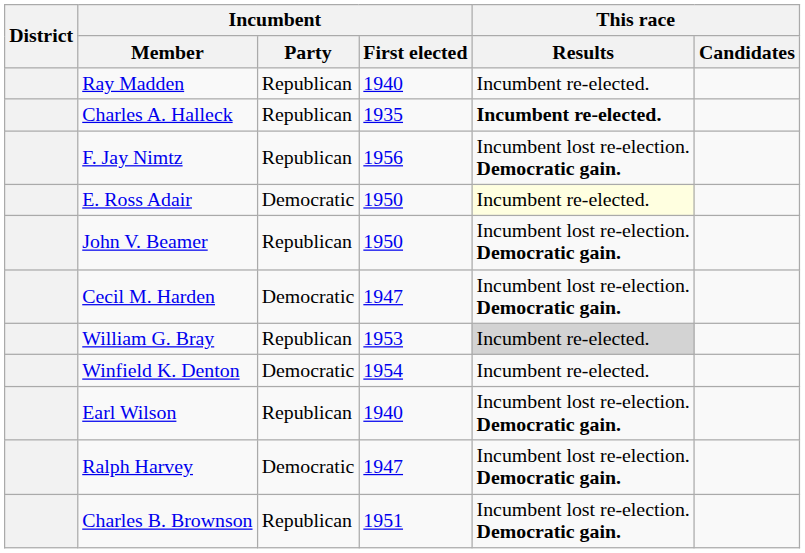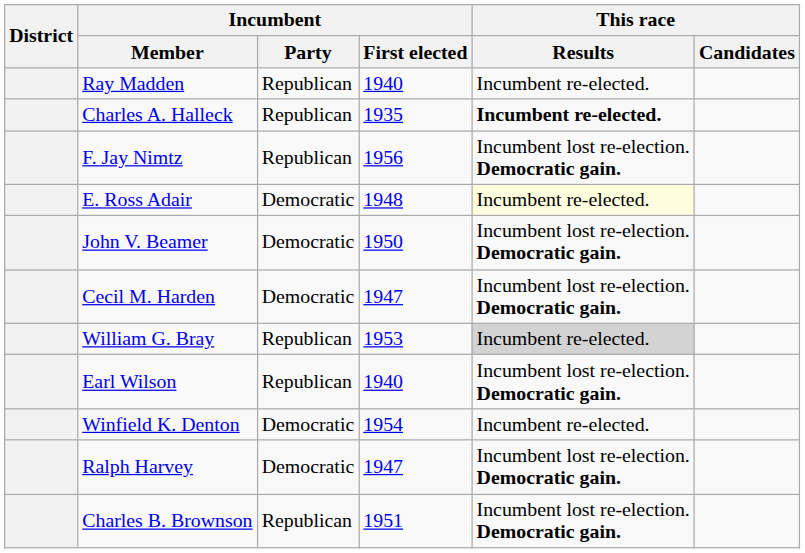(383, 199) 1950 -> (383, 199) 1948
(307, 242) Republican -> (308, 242) Democratic
rows swapped: (161, 370) <-> (129, 413)
